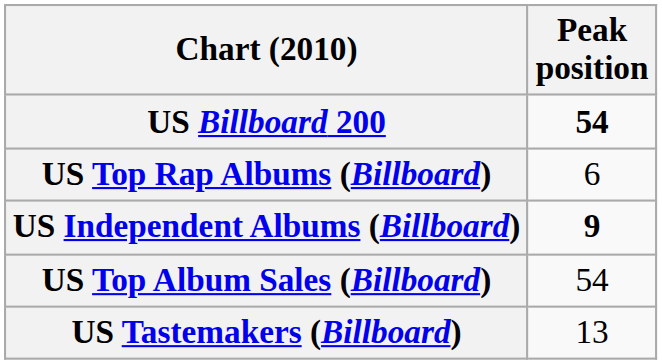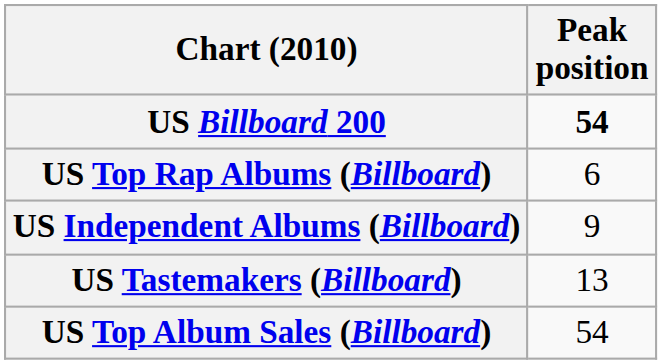(592, 226) bold -> (592, 226) normal
rows swapped: (267, 332) <-> (267, 279)
